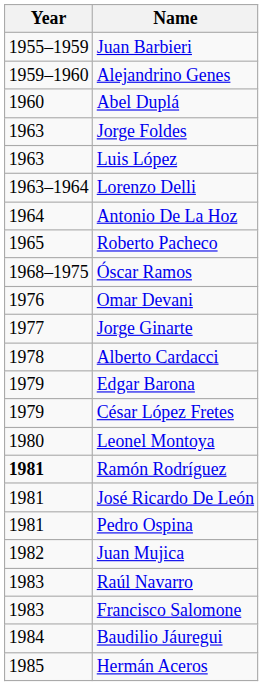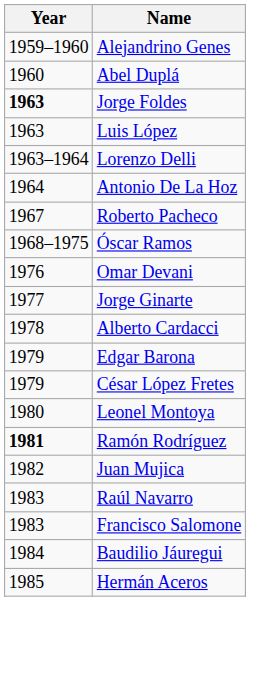- row: (144, 46)
(26, 131) normal -> (26, 103) bold
(26, 243) 1965 -> (26, 215) 1967
- row: (175, 497)
- row: (145, 525)
